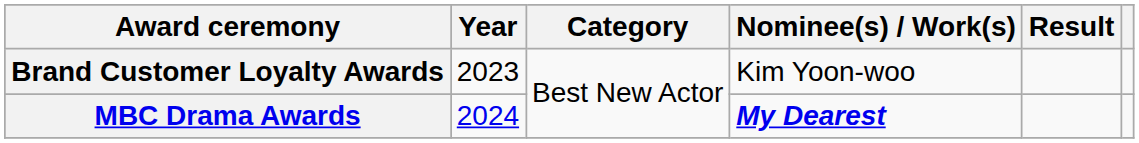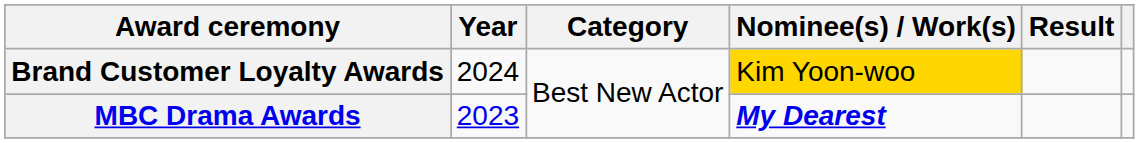(488, 71) 2023 -> (488, 71) 2024
(826, 71) no background -> (826, 71) gold background
(488, 115) 2024 -> (488, 115) 2023
